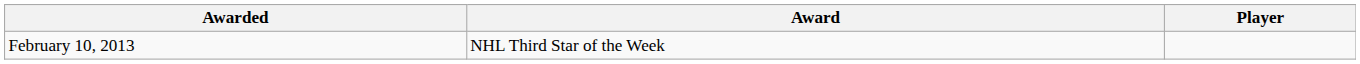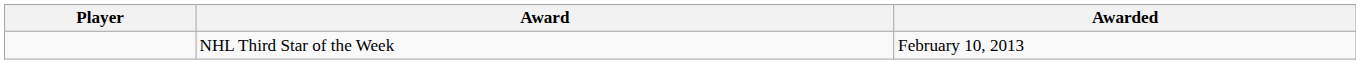columns swapped: (1260, 18) <-> (235, 18)
